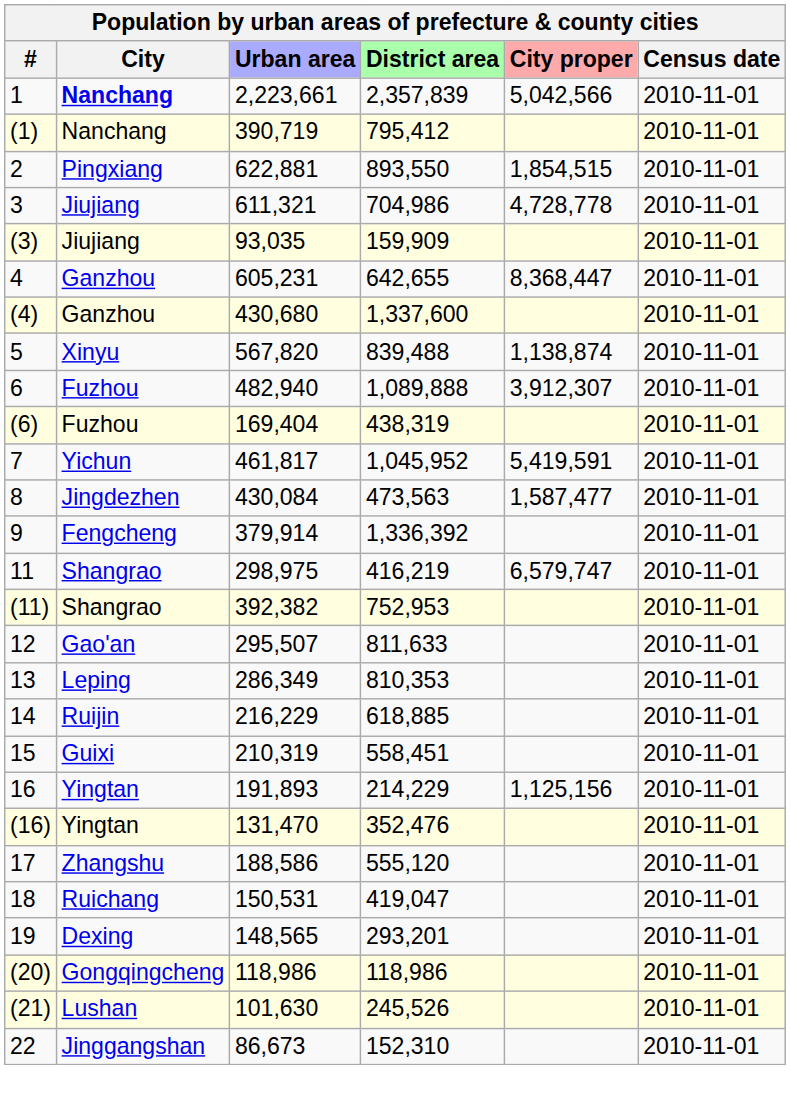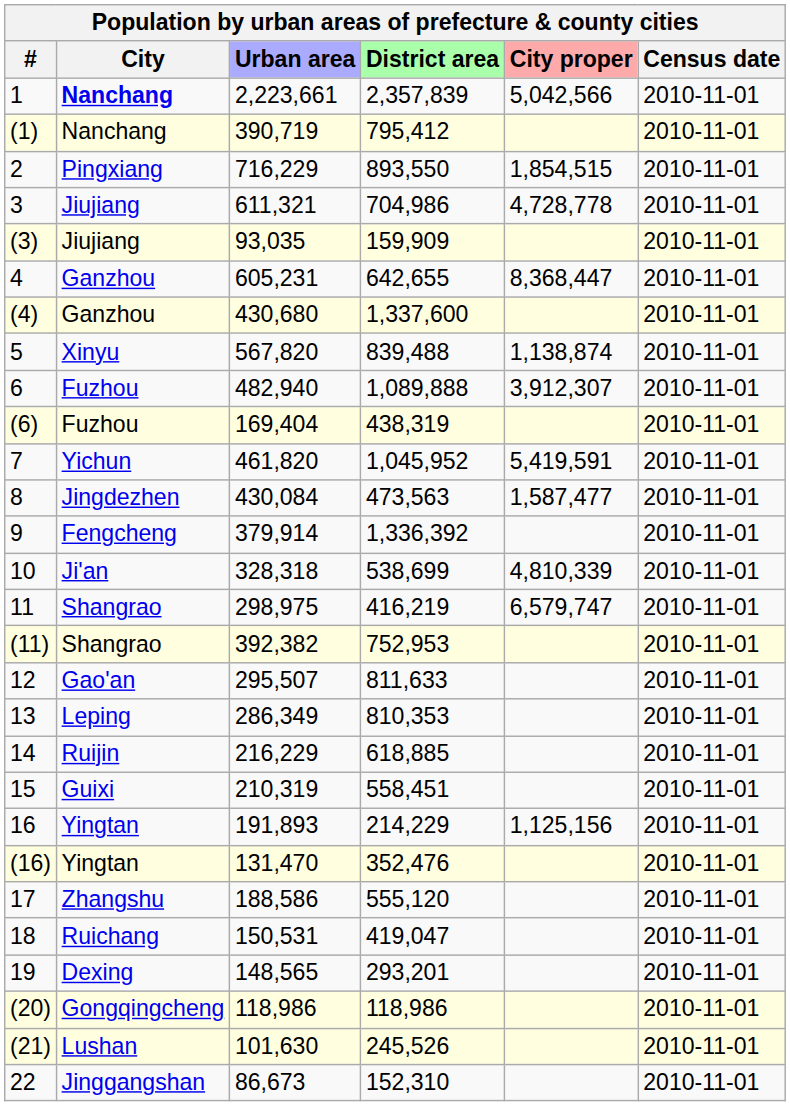(277, 168) 622,881 -> (277, 168) 716,229
(277, 461) 461,817 -> (277, 461) 461,820
+ row: (23, 570)
